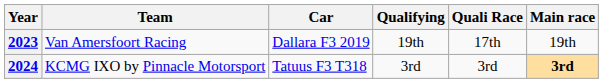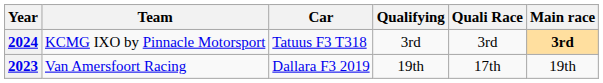rows swapped: (23, 41) <-> (23, 66)
